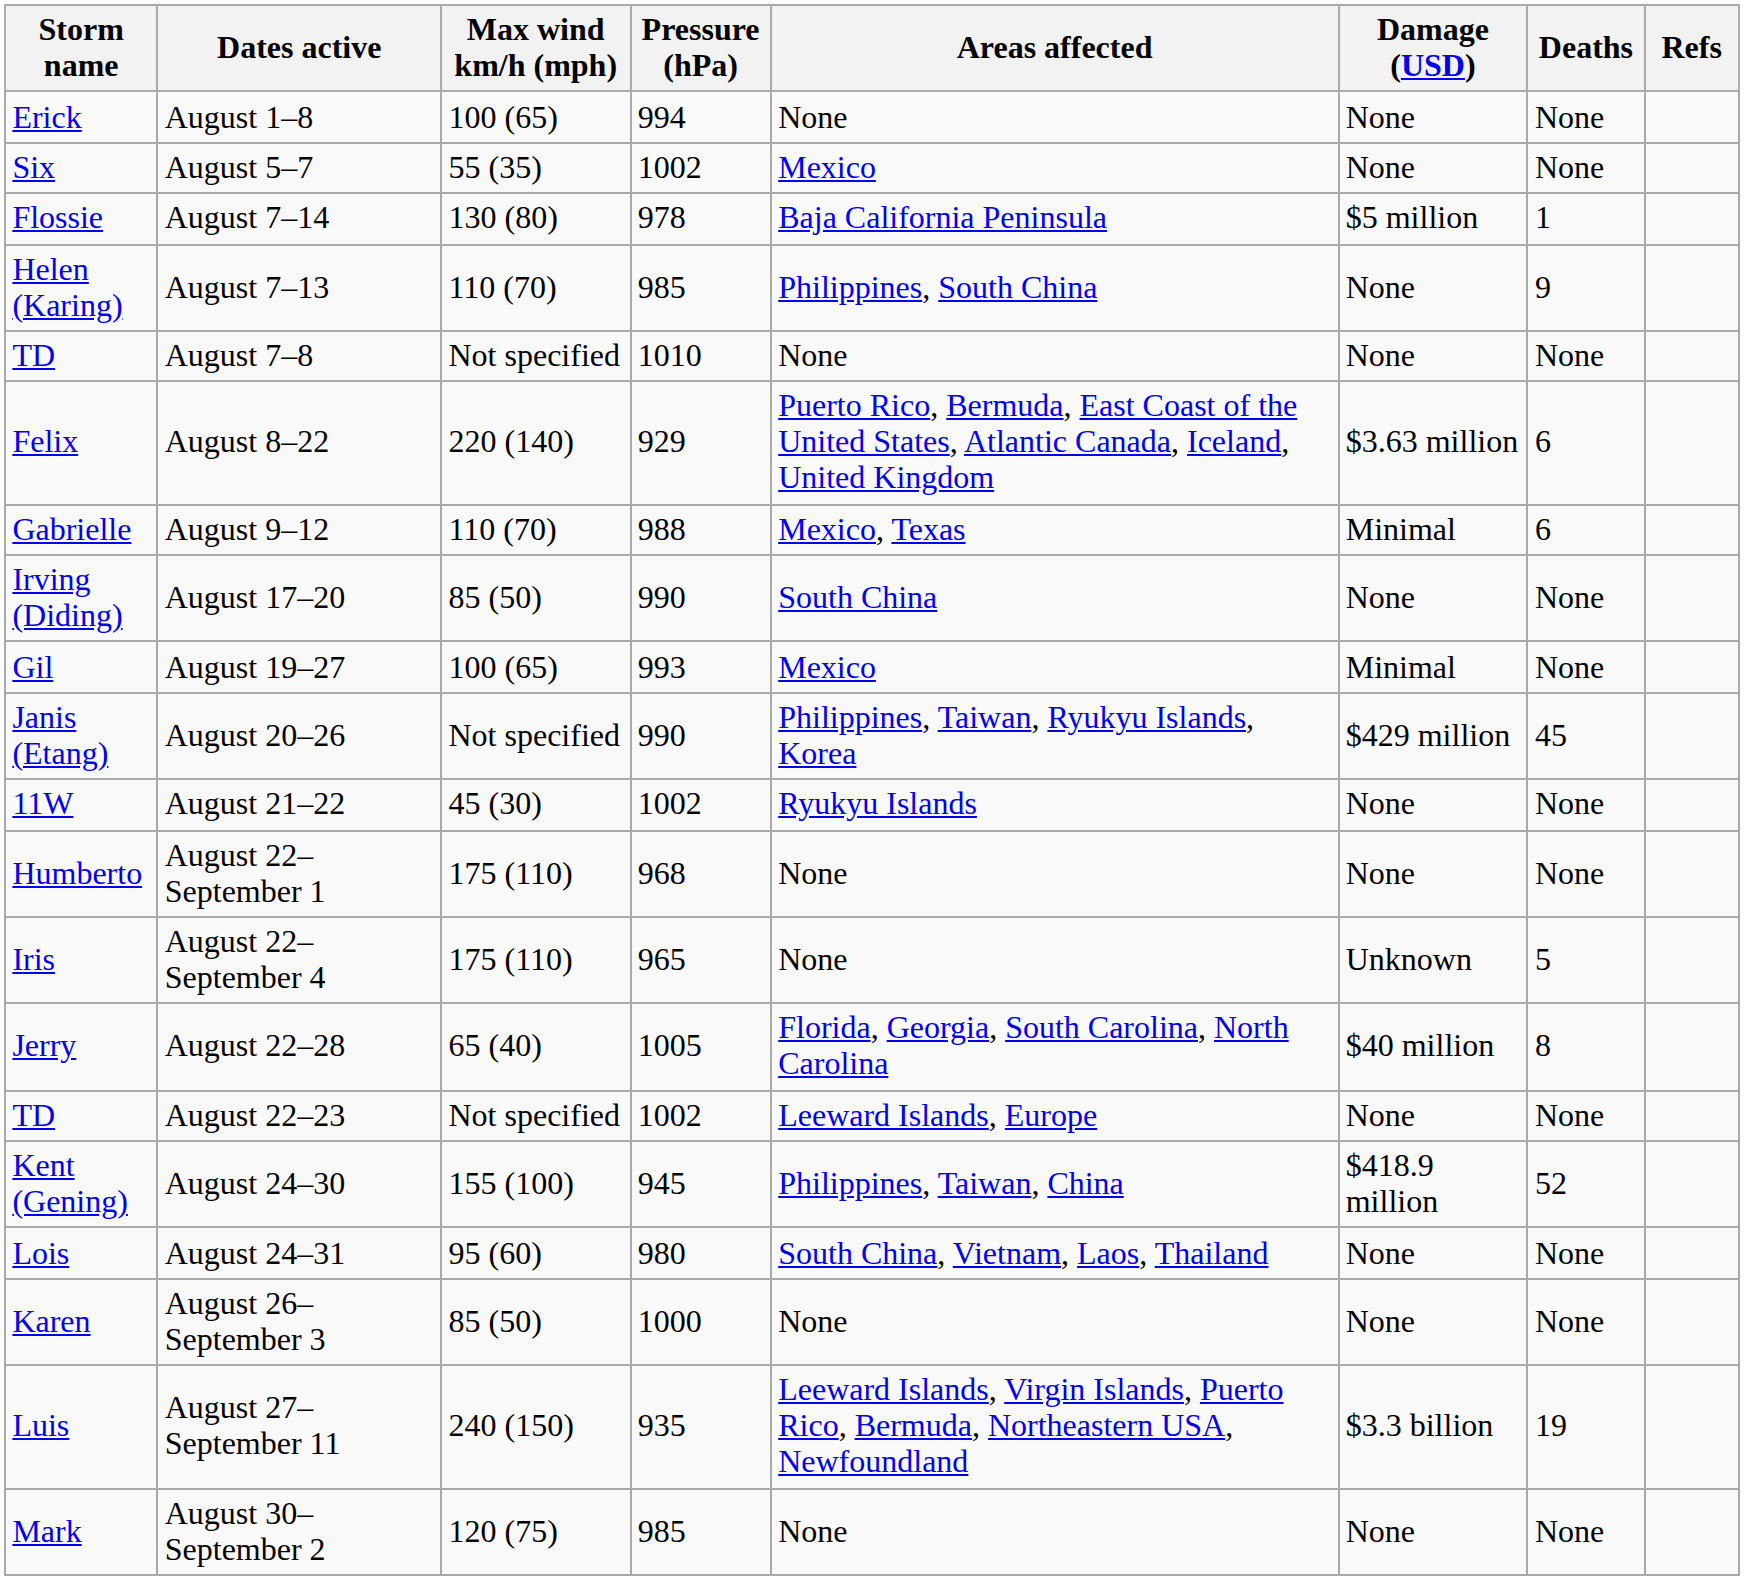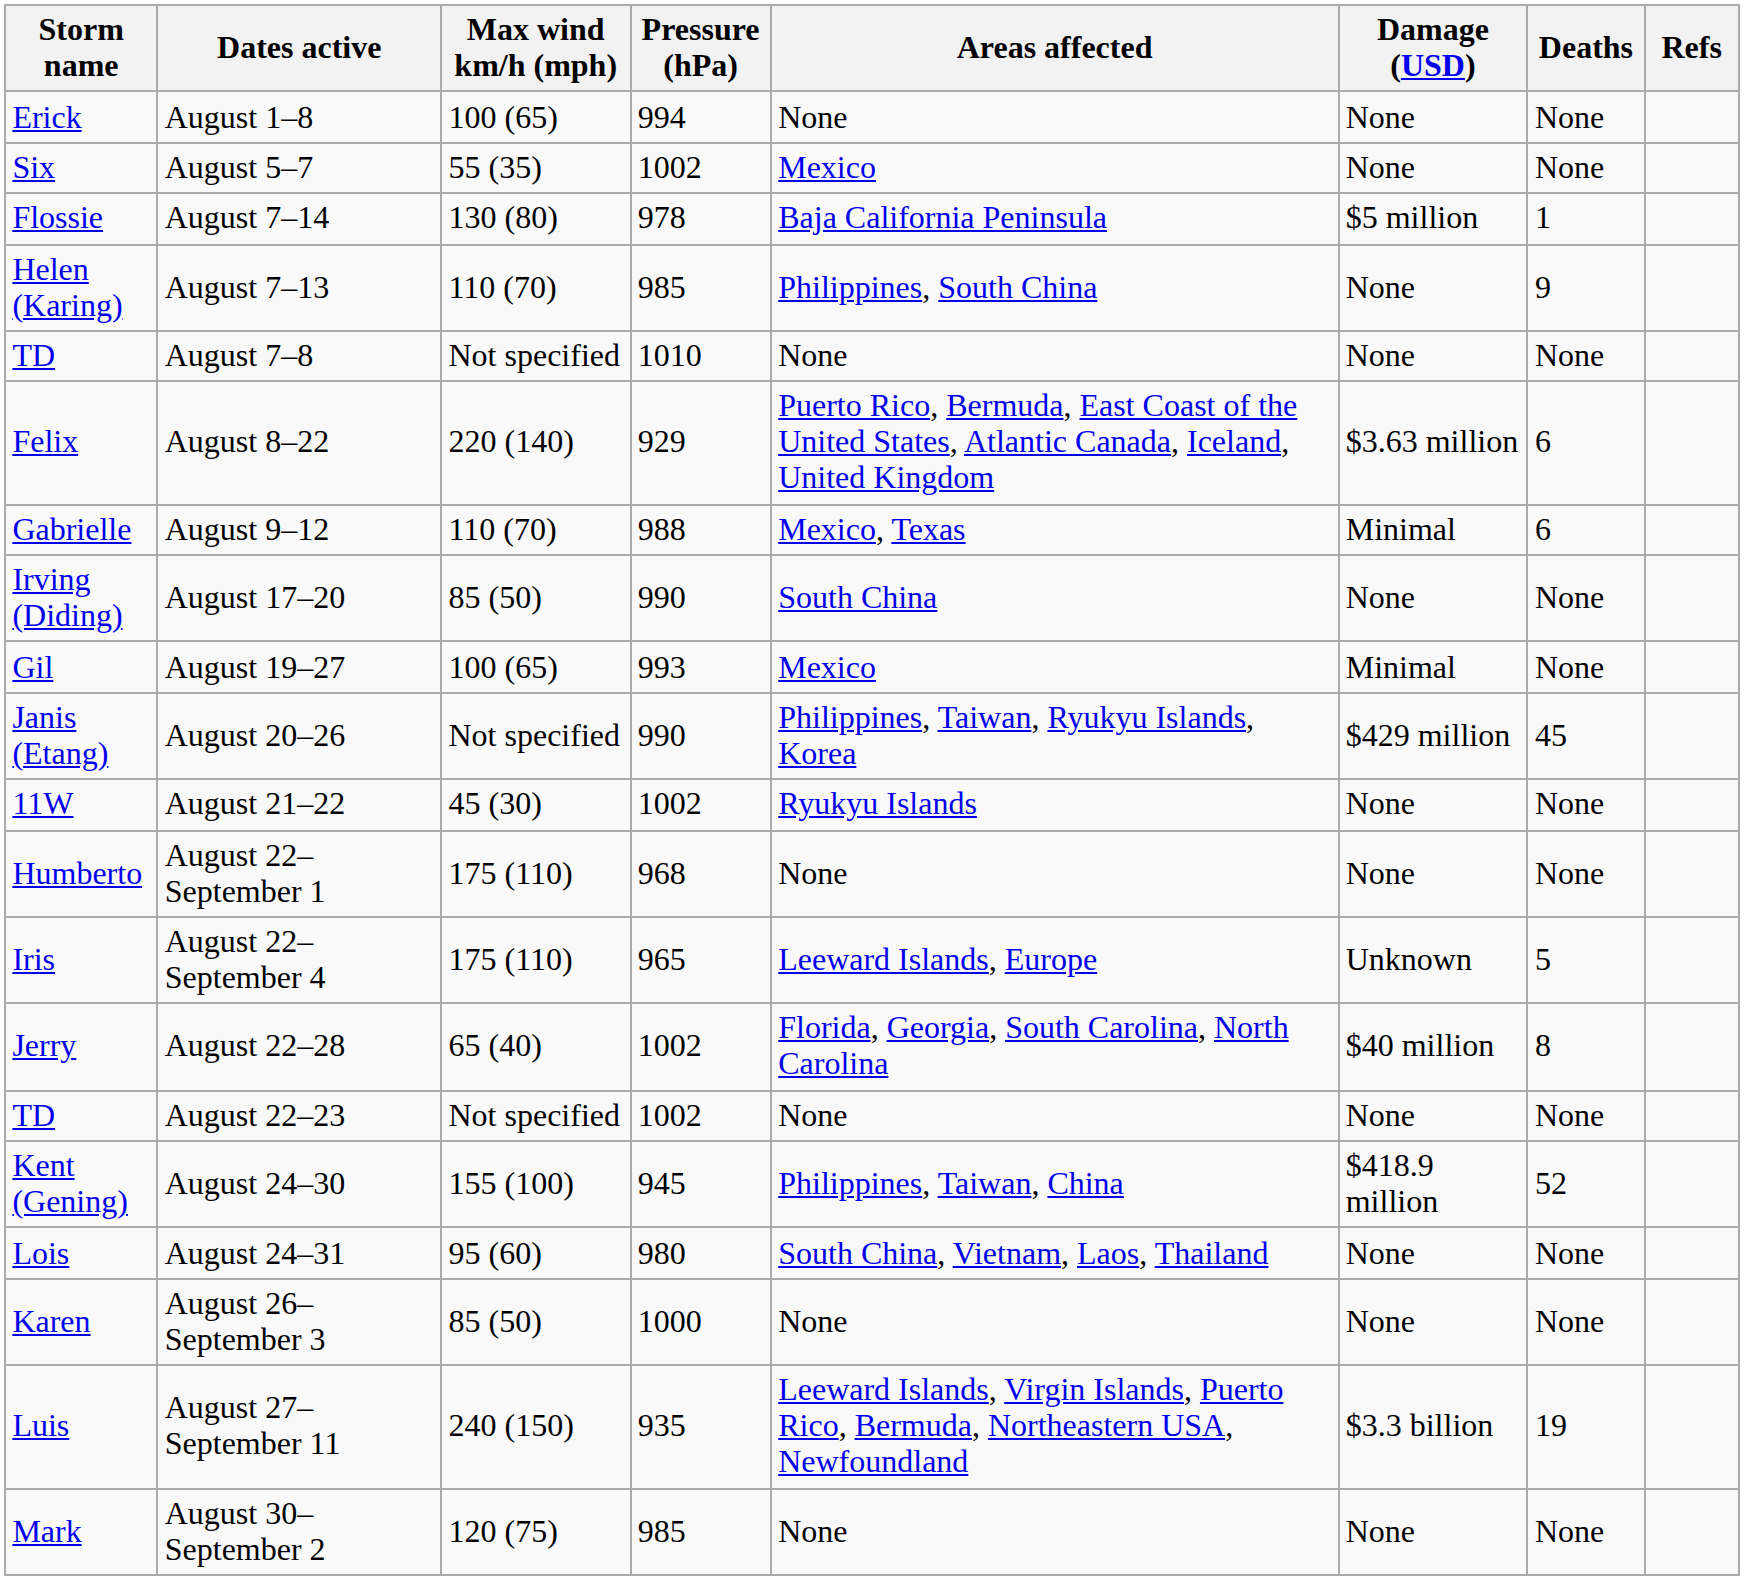(813, 959) None -> (938, 959) Leeward Islands, Europe
(670, 1046) 1005 -> (670, 1046) 1002
(938, 1115) Leeward Islands, Europe -> (813, 1115) None
